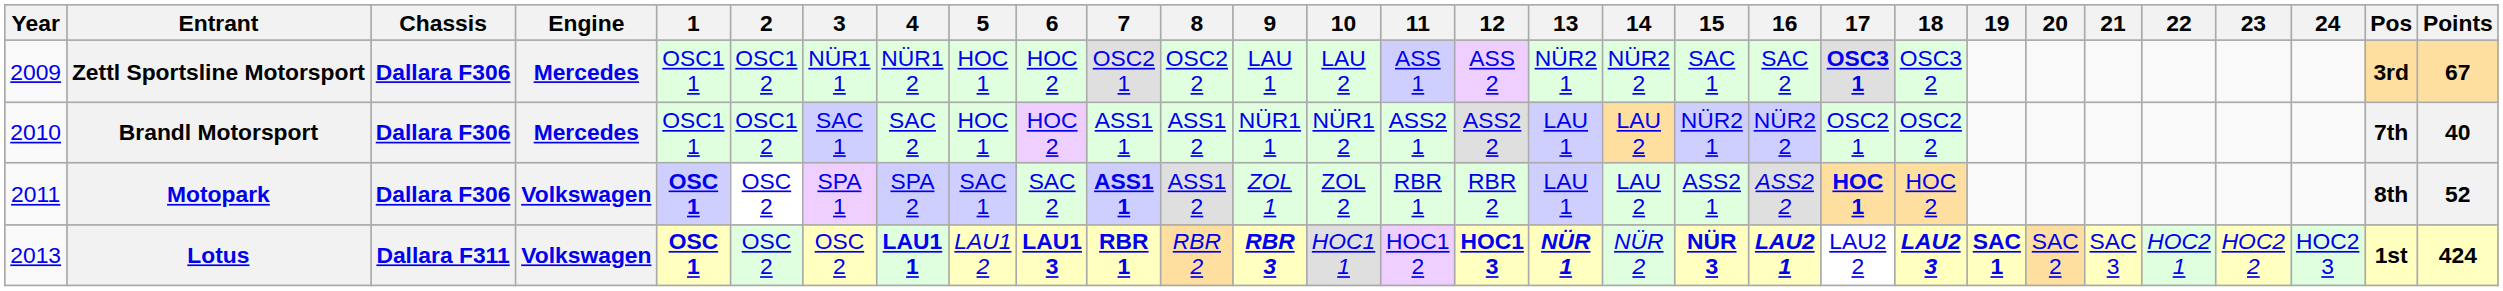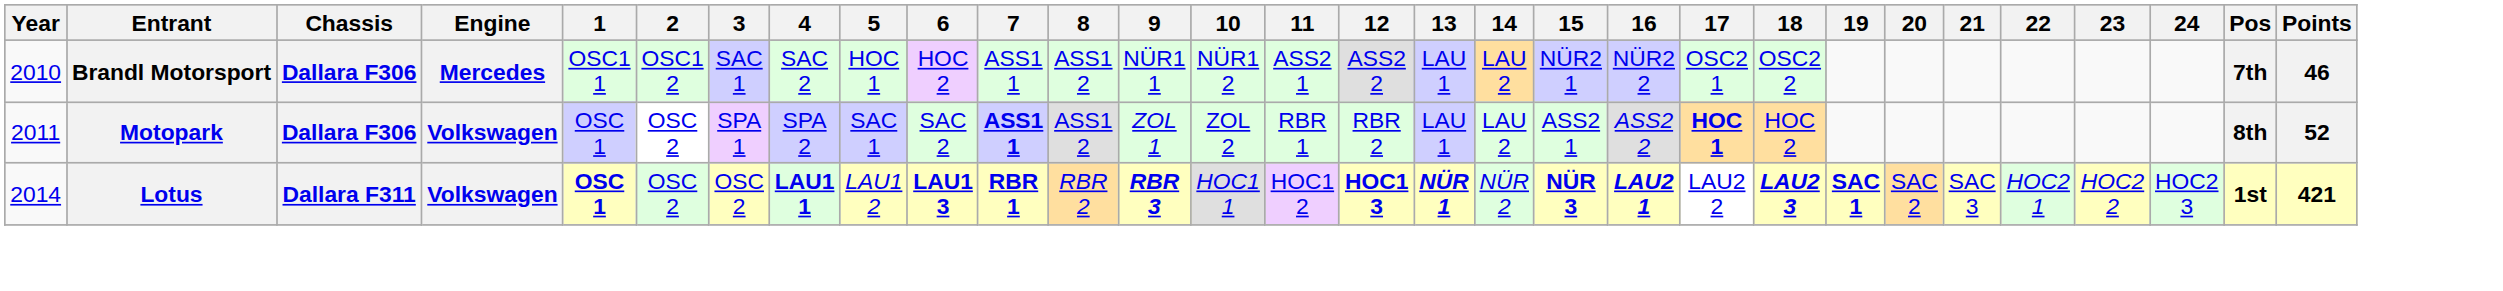- row: (218, 71)
(2458, 132) 40 -> (2317, 71) 46
(693, 193) bold -> (600, 132) normal
(36, 255) 2013 -> (36, 193) 2014
(2458, 255) 424 -> (2317, 193) 421
